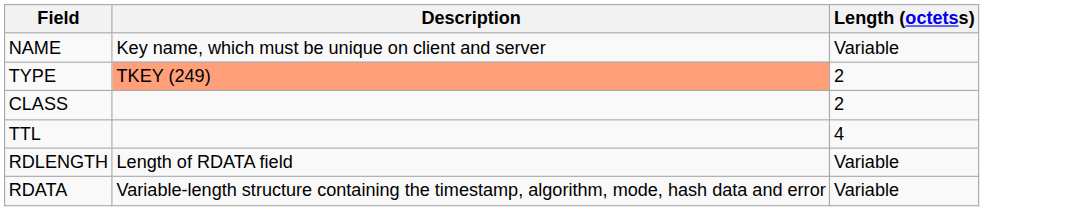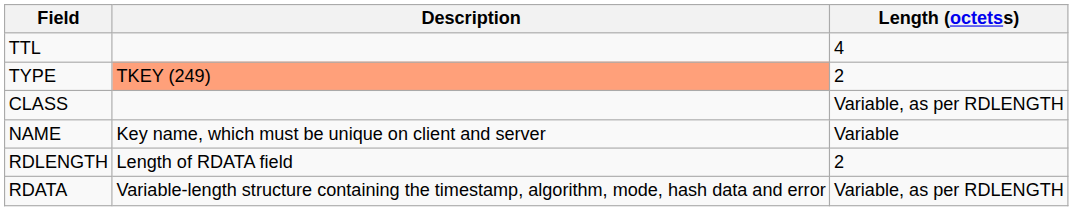rows swapped: (35, 47) <-> (25, 133)
(839, 104) 2 -> (949, 104) Variable, as per RDLENGTH
(867, 162) Variable -> (839, 162) 2
(867, 190) Variable -> (949, 190) Variable, as per RDLENGTH
